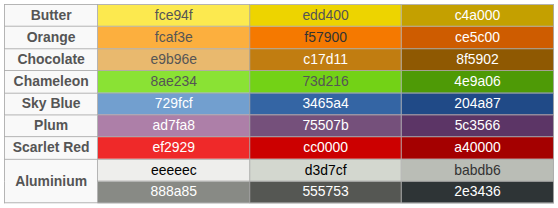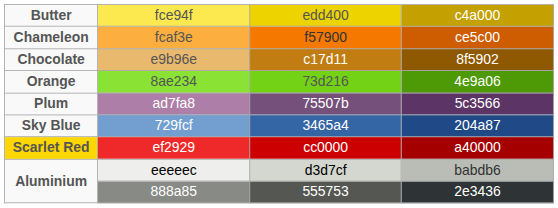(51, 37) Orange -> (51, 37) Chameleon
(51, 81) Chameleon -> (51, 81) Orange
rows swapped: (174, 103) <-> (174, 125)
(51, 147) no background -> (51, 147) gold background
